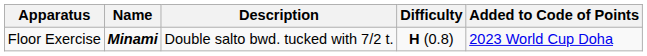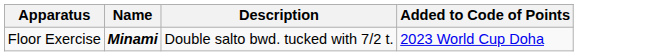- column: (431, 16)
